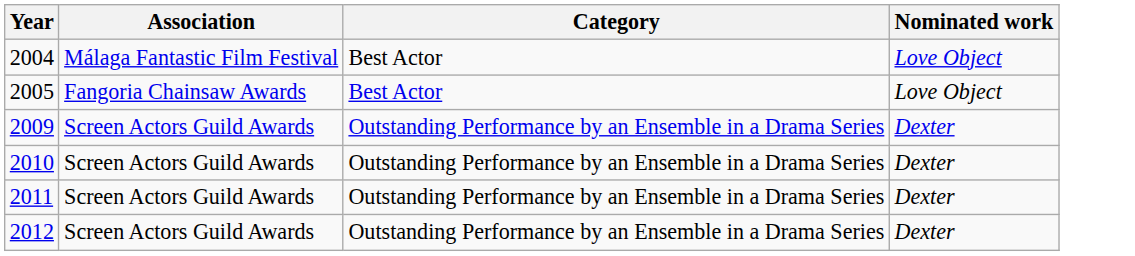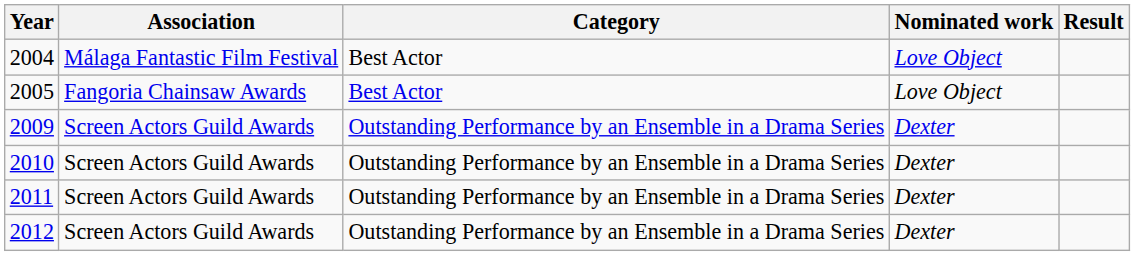+ column: (1094, 22)
